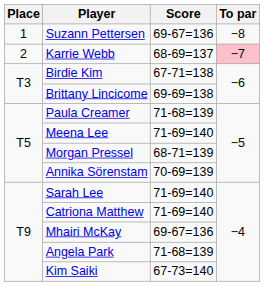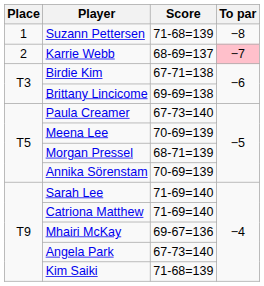(183, 34) 69-67=136 -> (183, 34) 71-68=139
(183, 113) 71-68=139 -> (183, 113) 67-73=140
(183, 133) 71-69=140 -> (183, 133) 70-69=139
(183, 251) 71-68=139 -> (183, 251) 67-73=140
(183, 271) 67-73=140 -> (183, 271) 71-68=139
